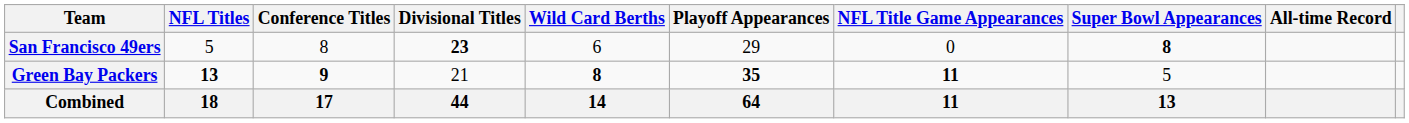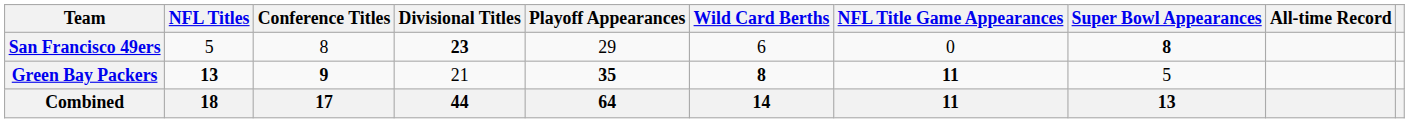columns swapped: (597, 18) <-> (751, 18)
